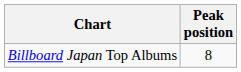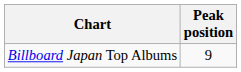(208, 55) 8 -> (208, 55) 9
